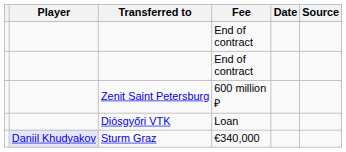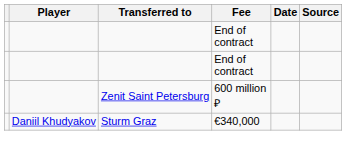- row: (136, 121)
(54, 138) lavender background -> (54, 121) no background
